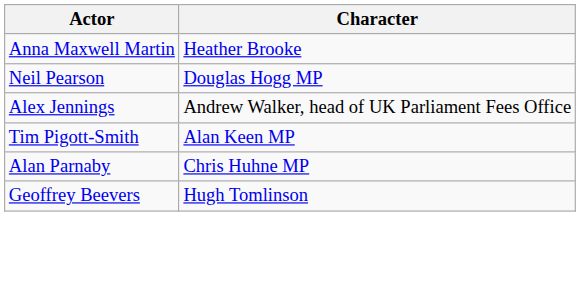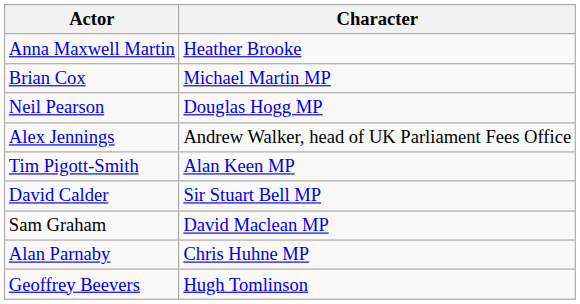+ row: (47, 78)
+ row: (59, 195)
+ row: (58, 225)
